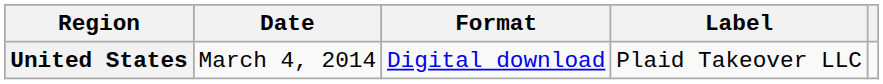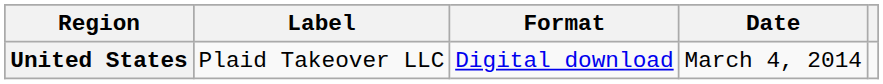columns swapped: (287, 23) <-> (739, 23)
